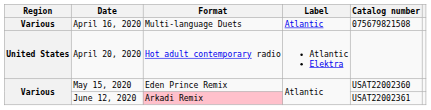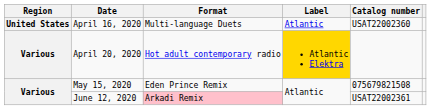(38, 24) Various -> (38, 24) United States
(381, 24) 075679821508 -> (381, 24) USAT22002360
(38, 55) United States -> (38, 55) Various
(316, 59) no background -> (316, 59) gold background
(381, 85) USAT22002360 -> (381, 85) 075679821508
